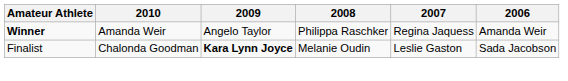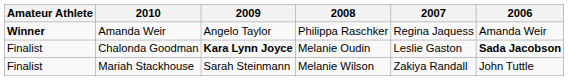(518, 48) normal -> (520, 48) bold
+ row: (146, 66)
